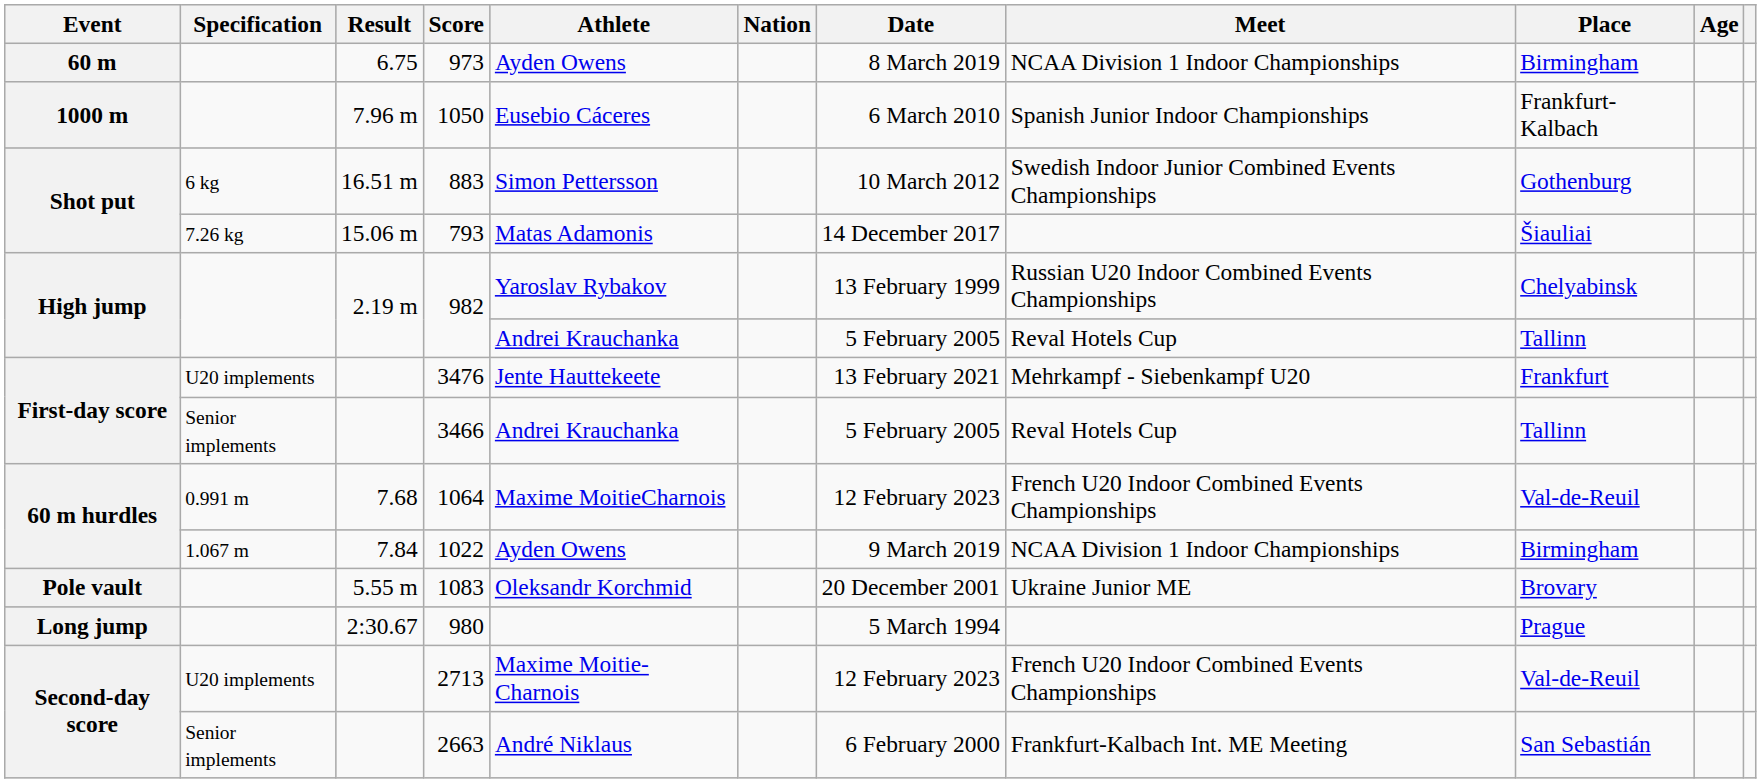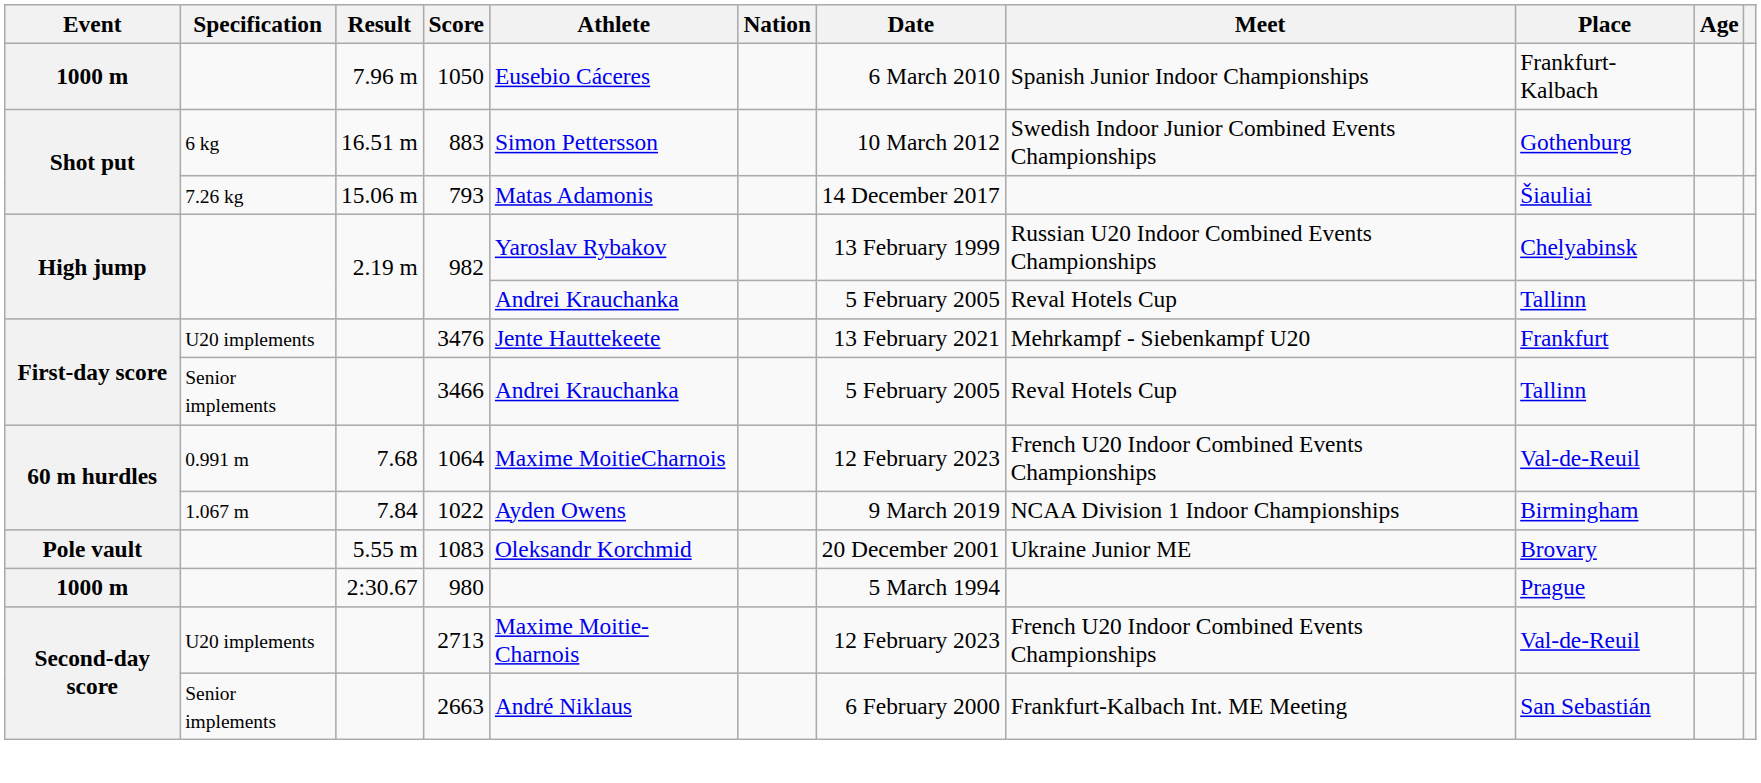- row: (397, 62)
(92, 625) Long jump -> (92, 587) 1000 m
